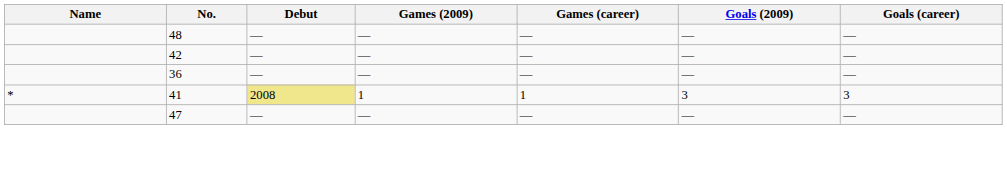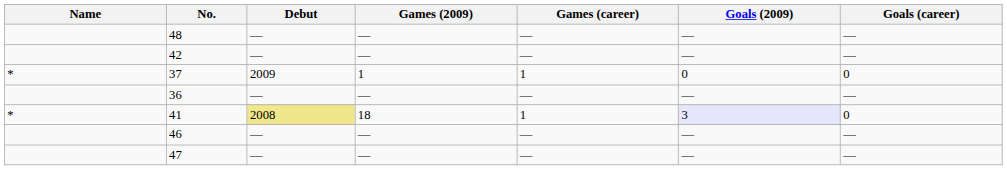+ row: (175, 74)
(361, 94) 1 -> (364, 114) 18
(685, 94) no background -> (685, 114) lavender background
(846, 94) 3 -> (846, 114) 0
+ row: (175, 134)
